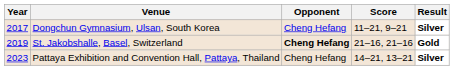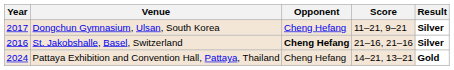(17, 43) 2019 -> (17, 43) 2016
(428, 43) Gold -> (431, 43) Silver
(17, 58) 2023 -> (17, 58) 2024
(431, 58) Silver -> (428, 58) Gold
